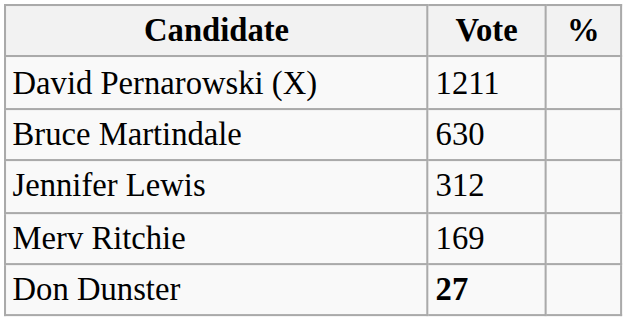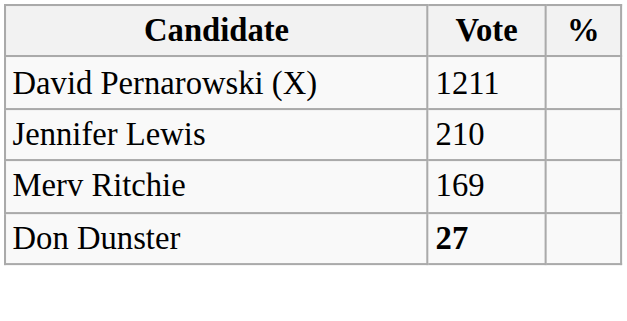- row: (127, 133)
(460, 185) 312 -> (460, 133) 210
